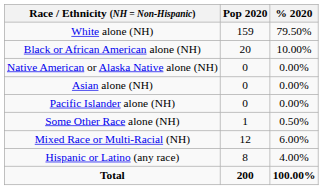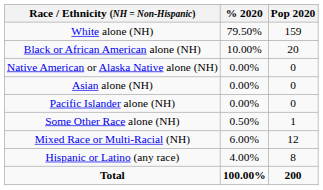columns swapped: (245, 13) <-> (294, 13)
